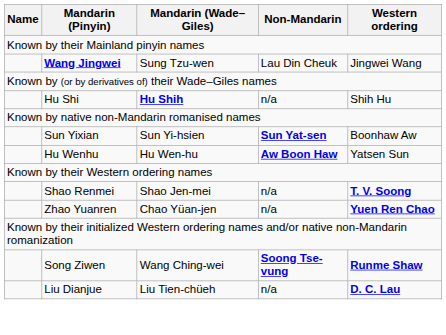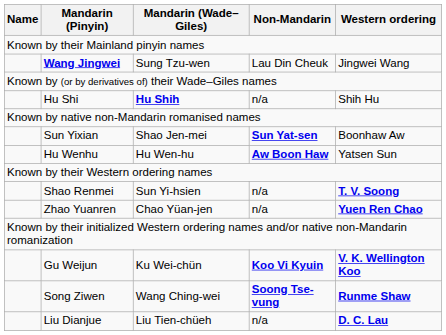(172, 136) Sun Yi-hsien -> (171, 136) Shao Jen-mei
(175, 191) Shao Jen-mei -> (168, 191) Sun Yi-hsien
+ row: (70, 265)
